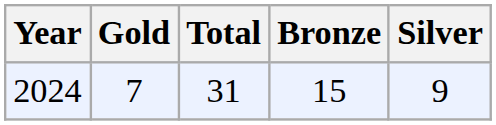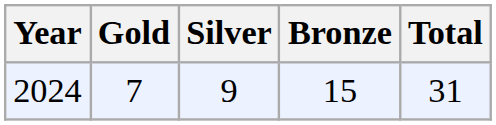columns swapped: (440, 33) <-> (224, 33)
